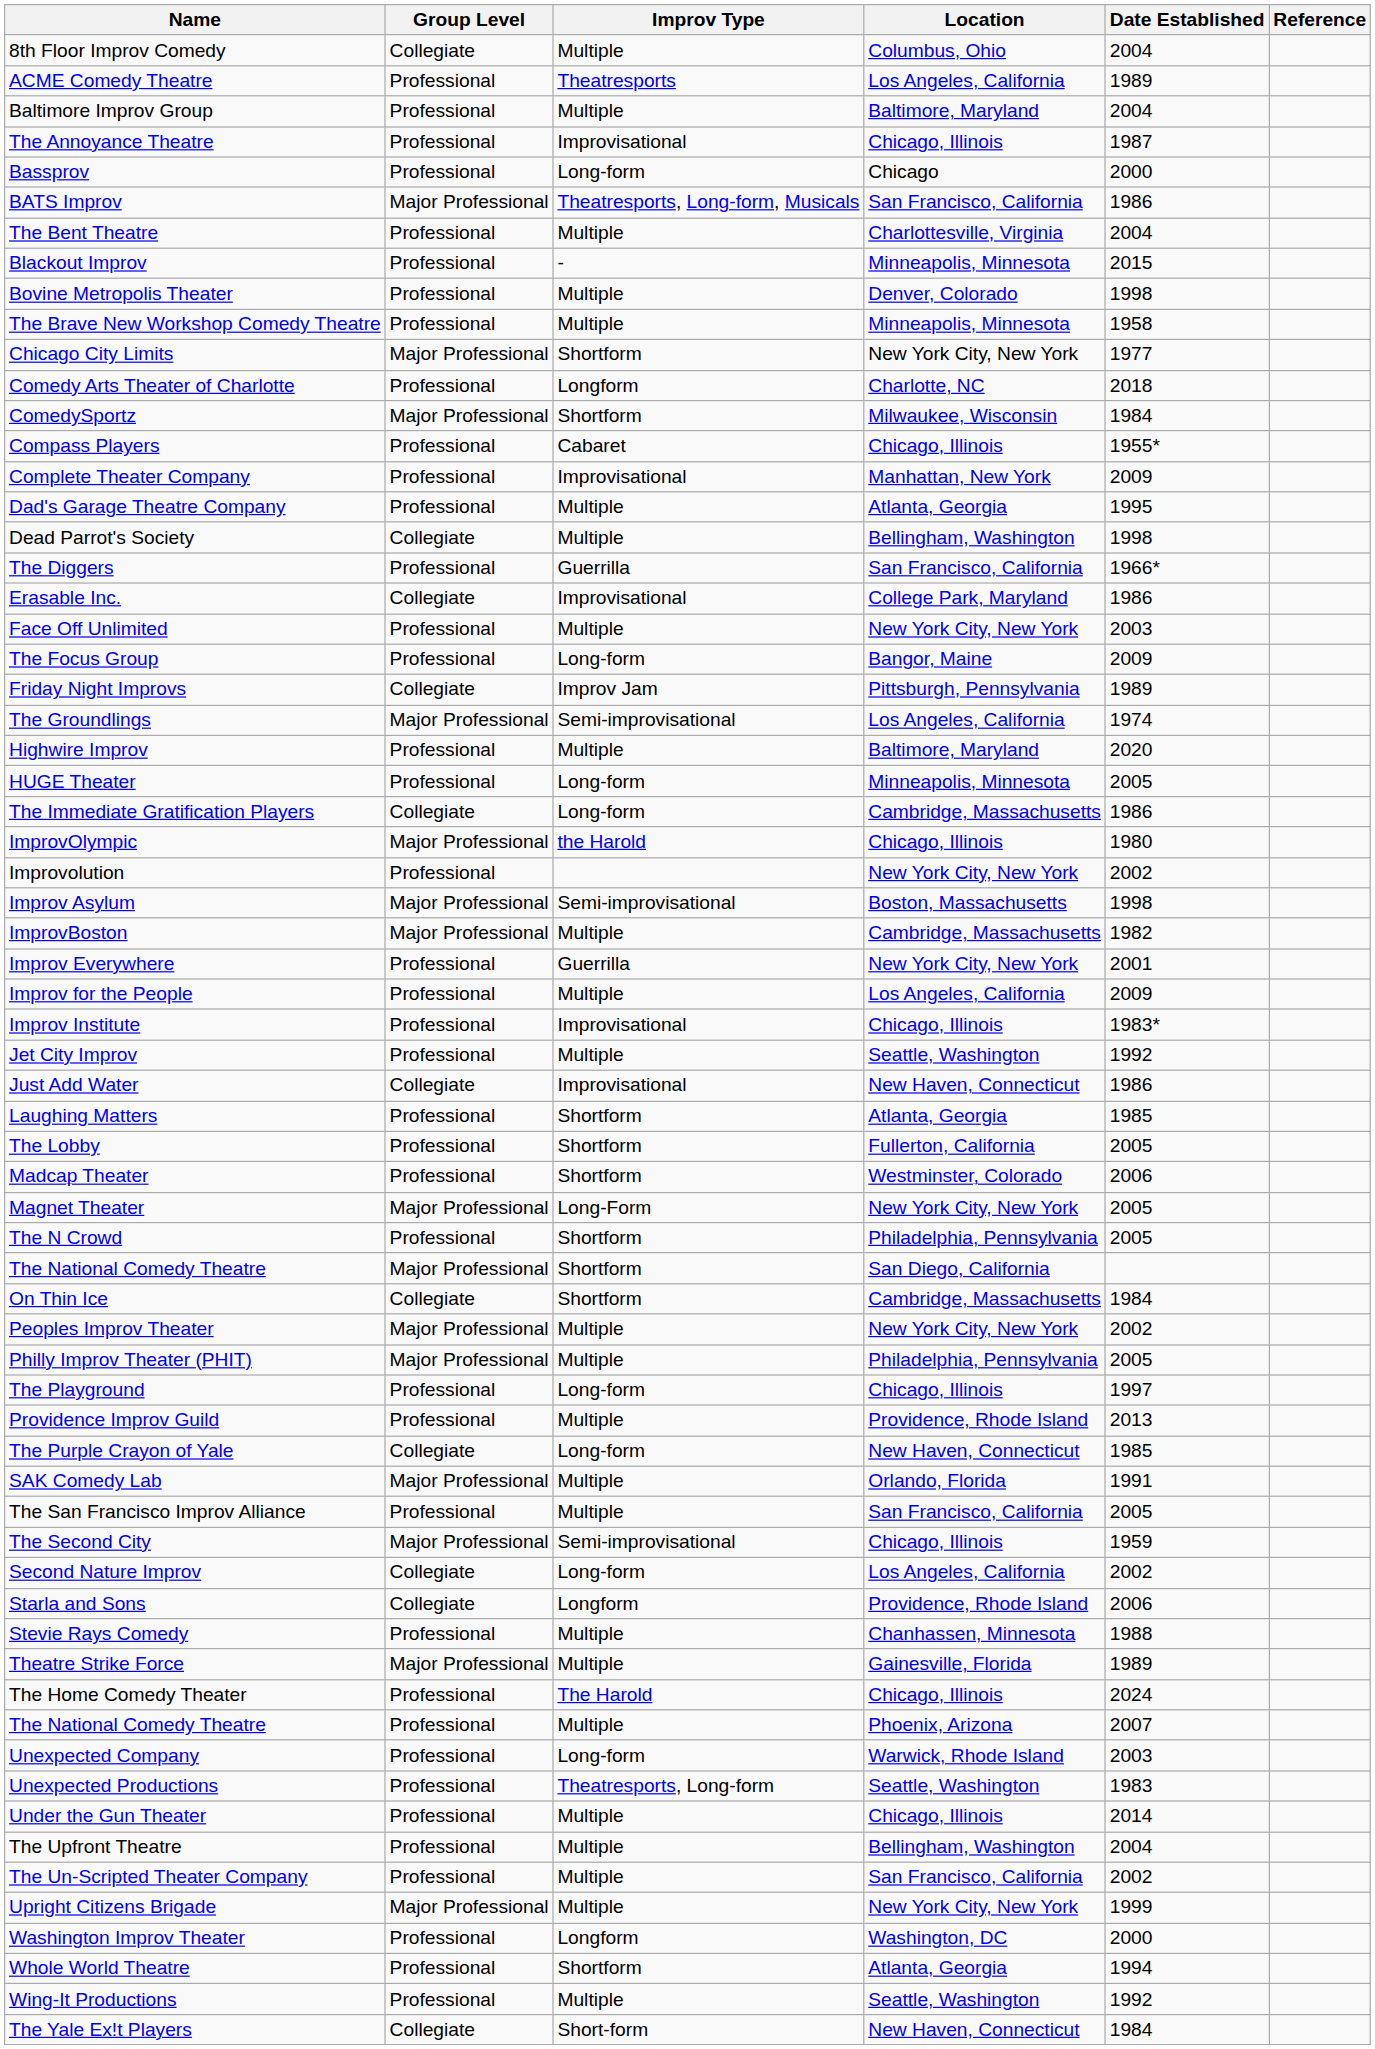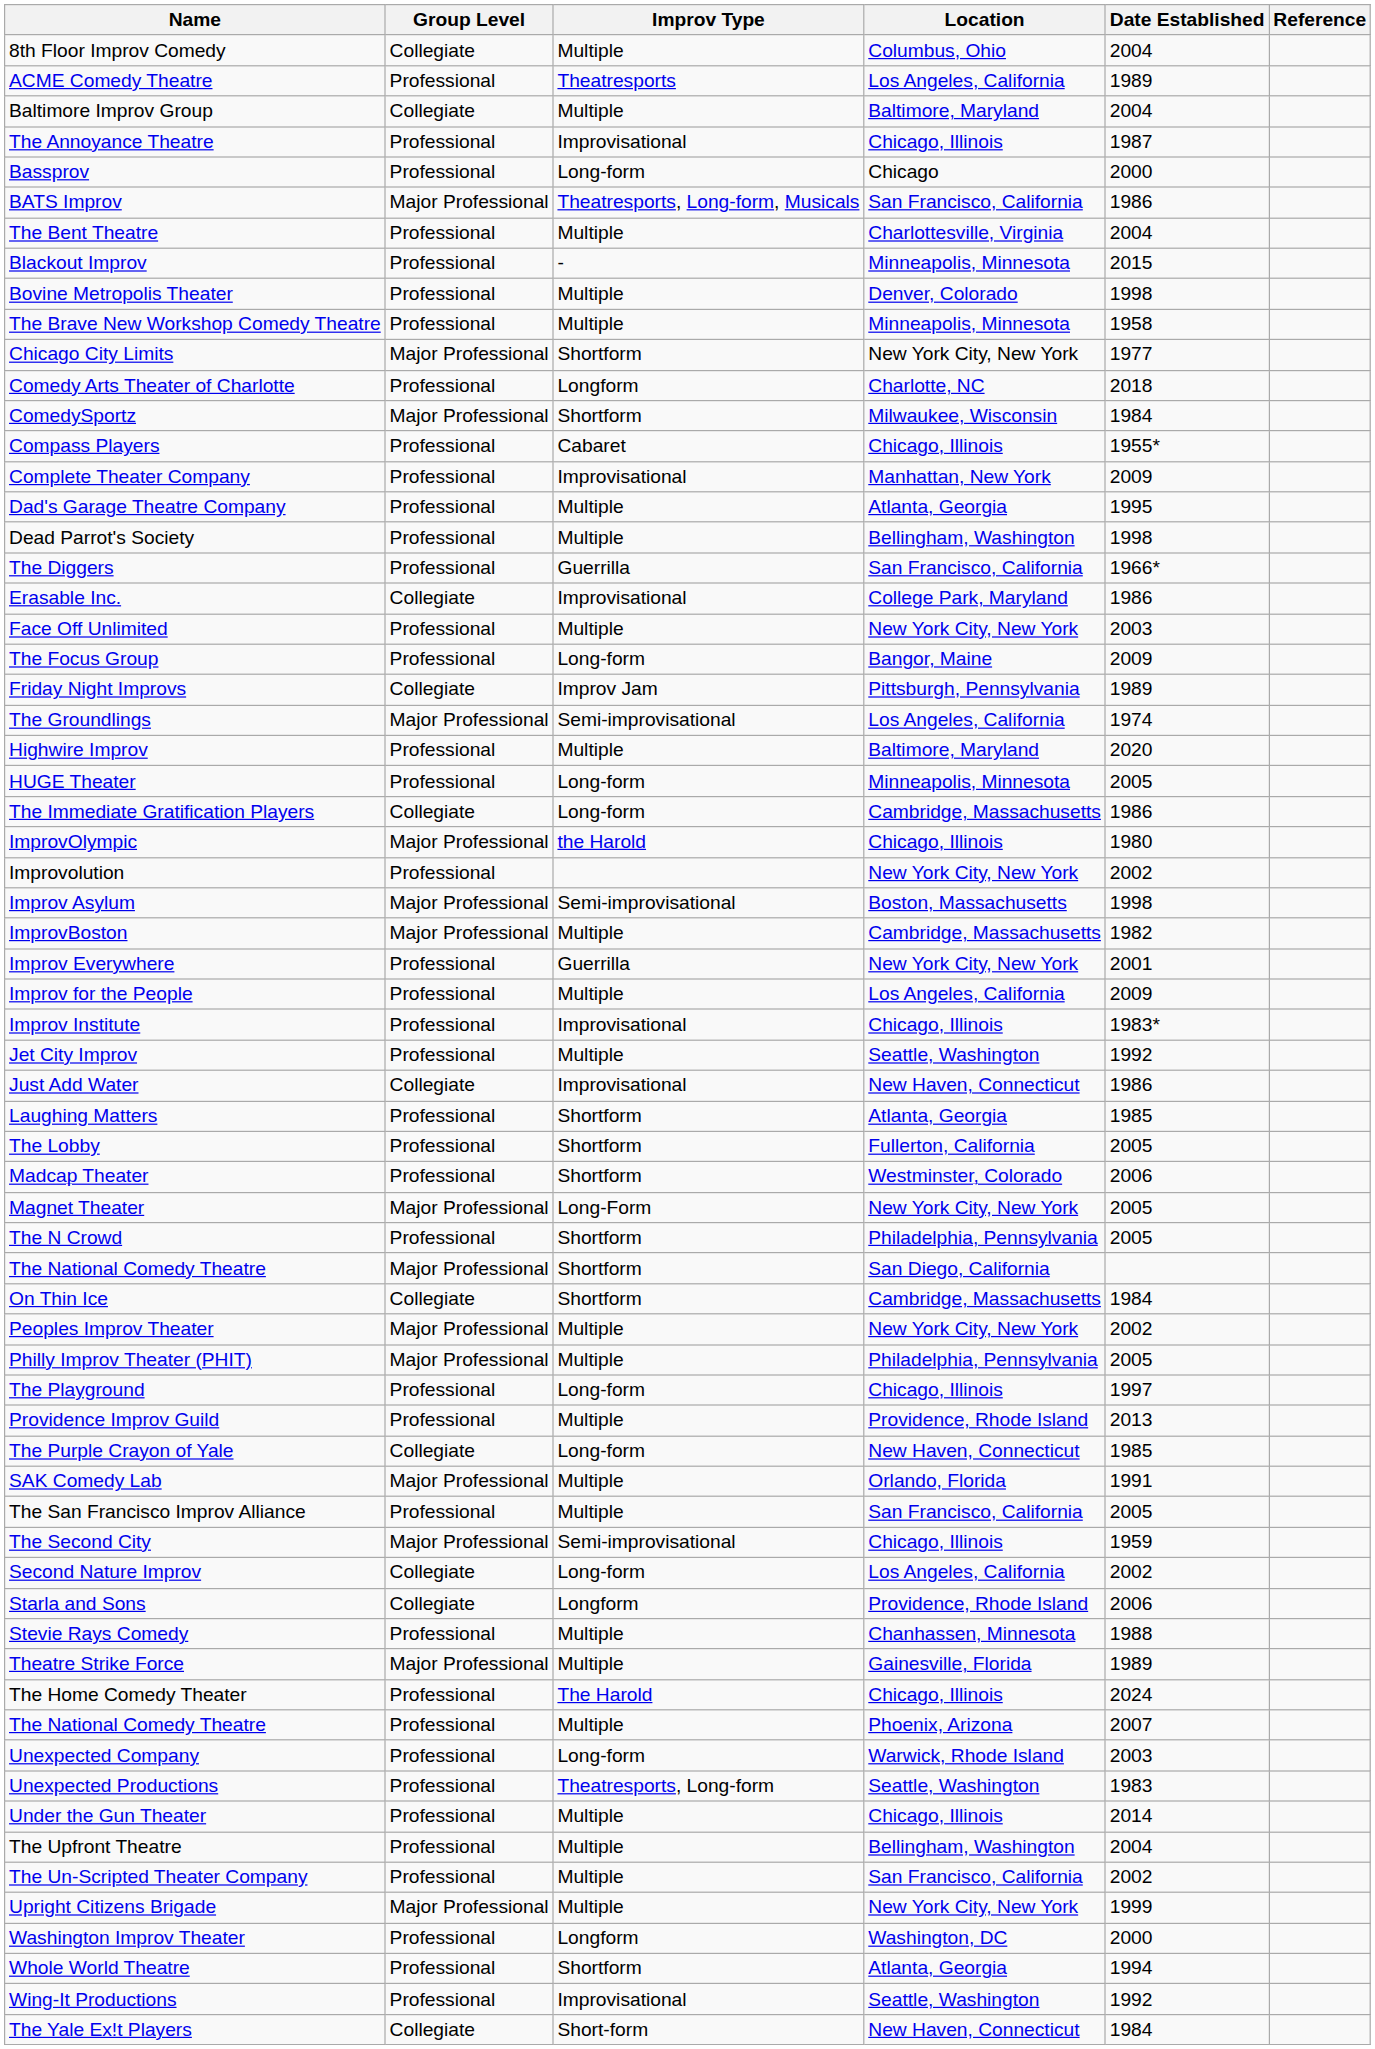(442, 111) Professional -> (432, 111) Collegiate
(432, 537) Collegiate -> (442, 537) Professional
(591, 1998) Multiple -> (622, 1998) Improvisational
